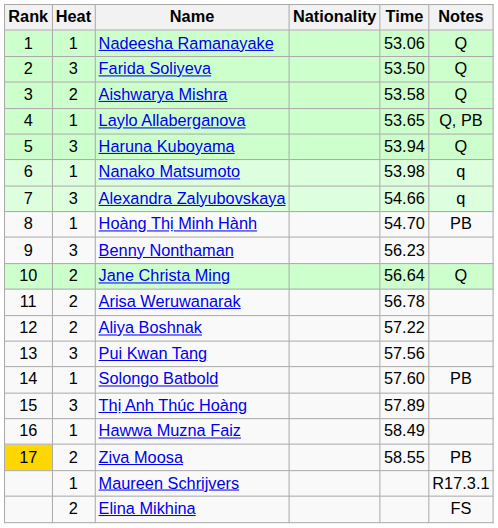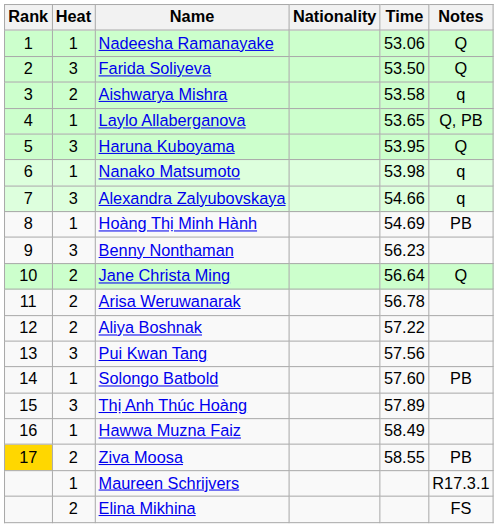(461, 95) Q -> (461, 95) q
(404, 146) 53.94 -> (404, 146) 53.95
(404, 224) 54.70 -> (404, 224) 54.69
